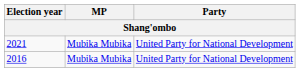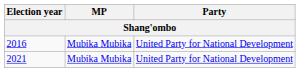rows swapped: (17, 59) <-> (17, 43)
